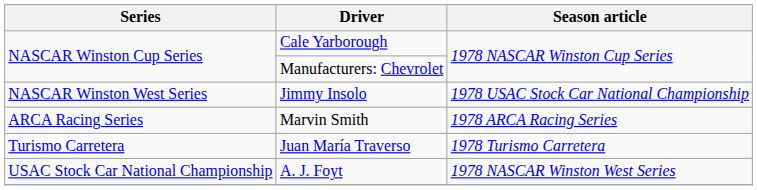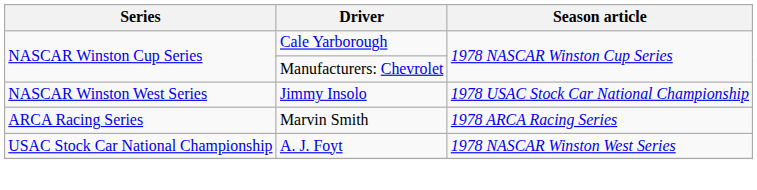- row: (345, 145)
